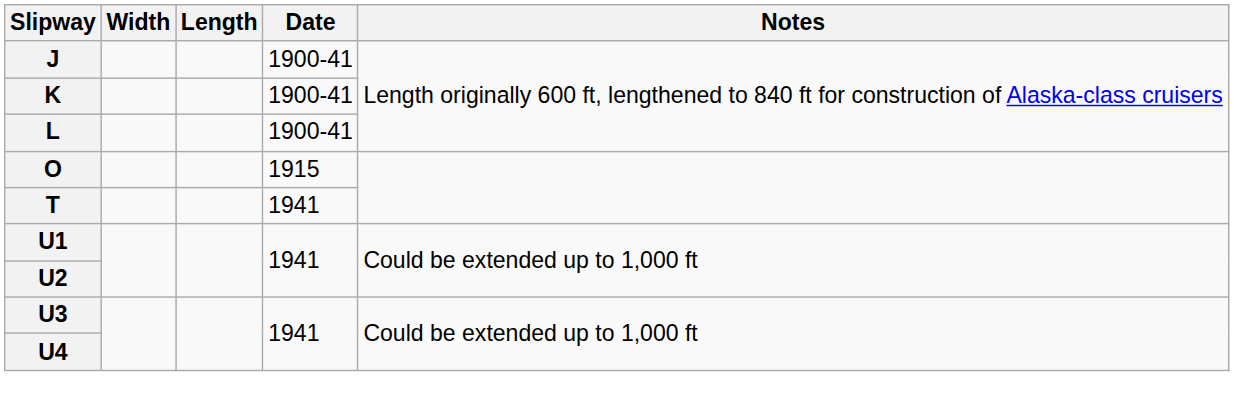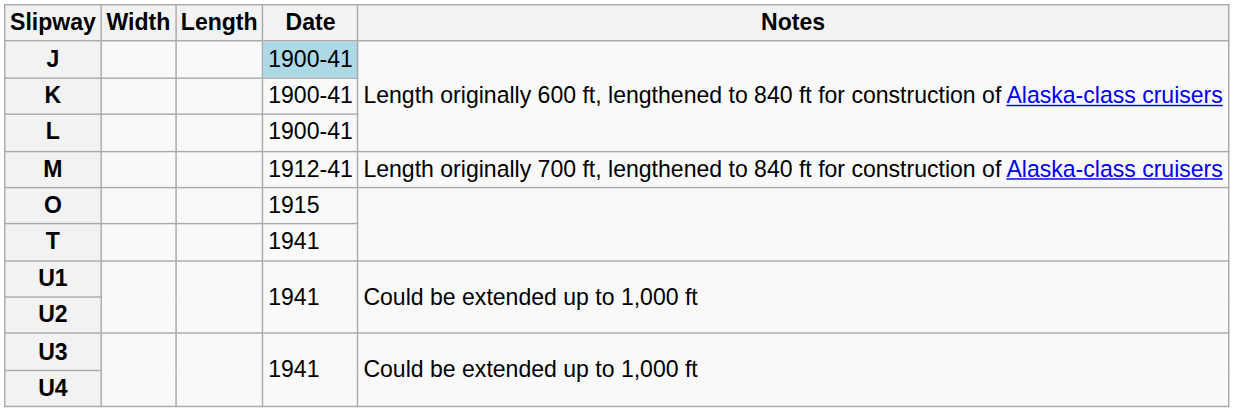(311, 59) no background -> (311, 59) lightblue background
+ row: (53, 168)
